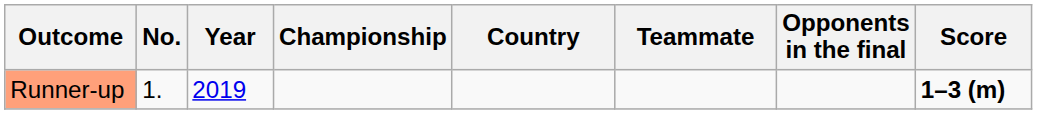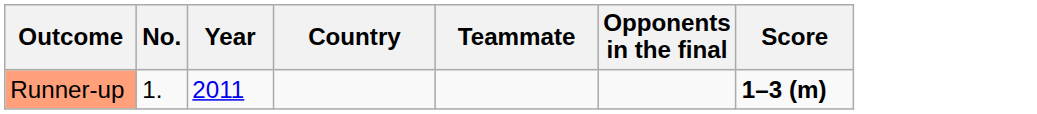- column: (363, 37)
(219, 89) 2019 -> (218, 89) 2011
